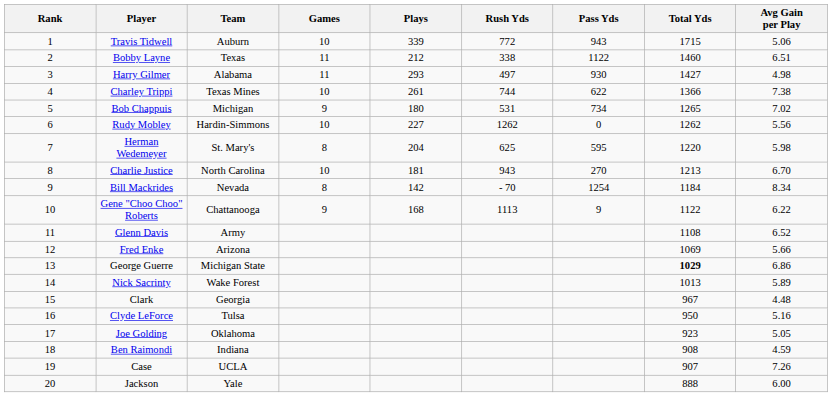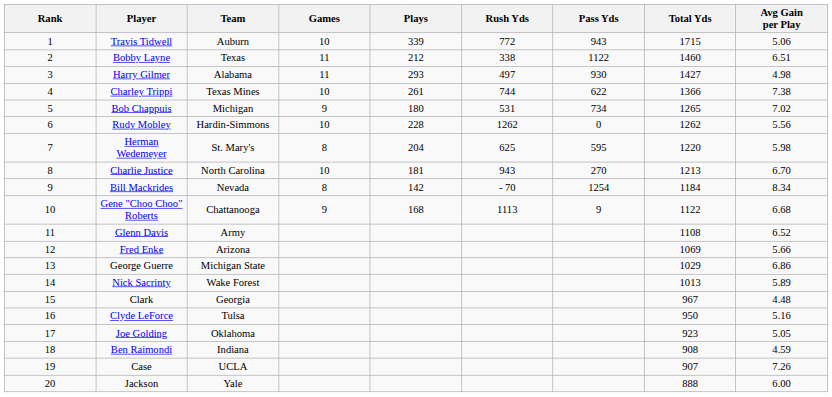(416, 125) 227 -> (416, 125) 228
(782, 210) 6.22 -> (782, 210) 6.68
(690, 266) bold -> (690, 266) normal
